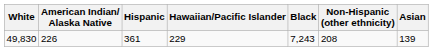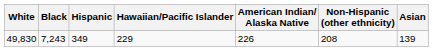columns swapped: (303, 17) <-> (80, 17)
(132, 38) 361 -> (80, 38) 349
